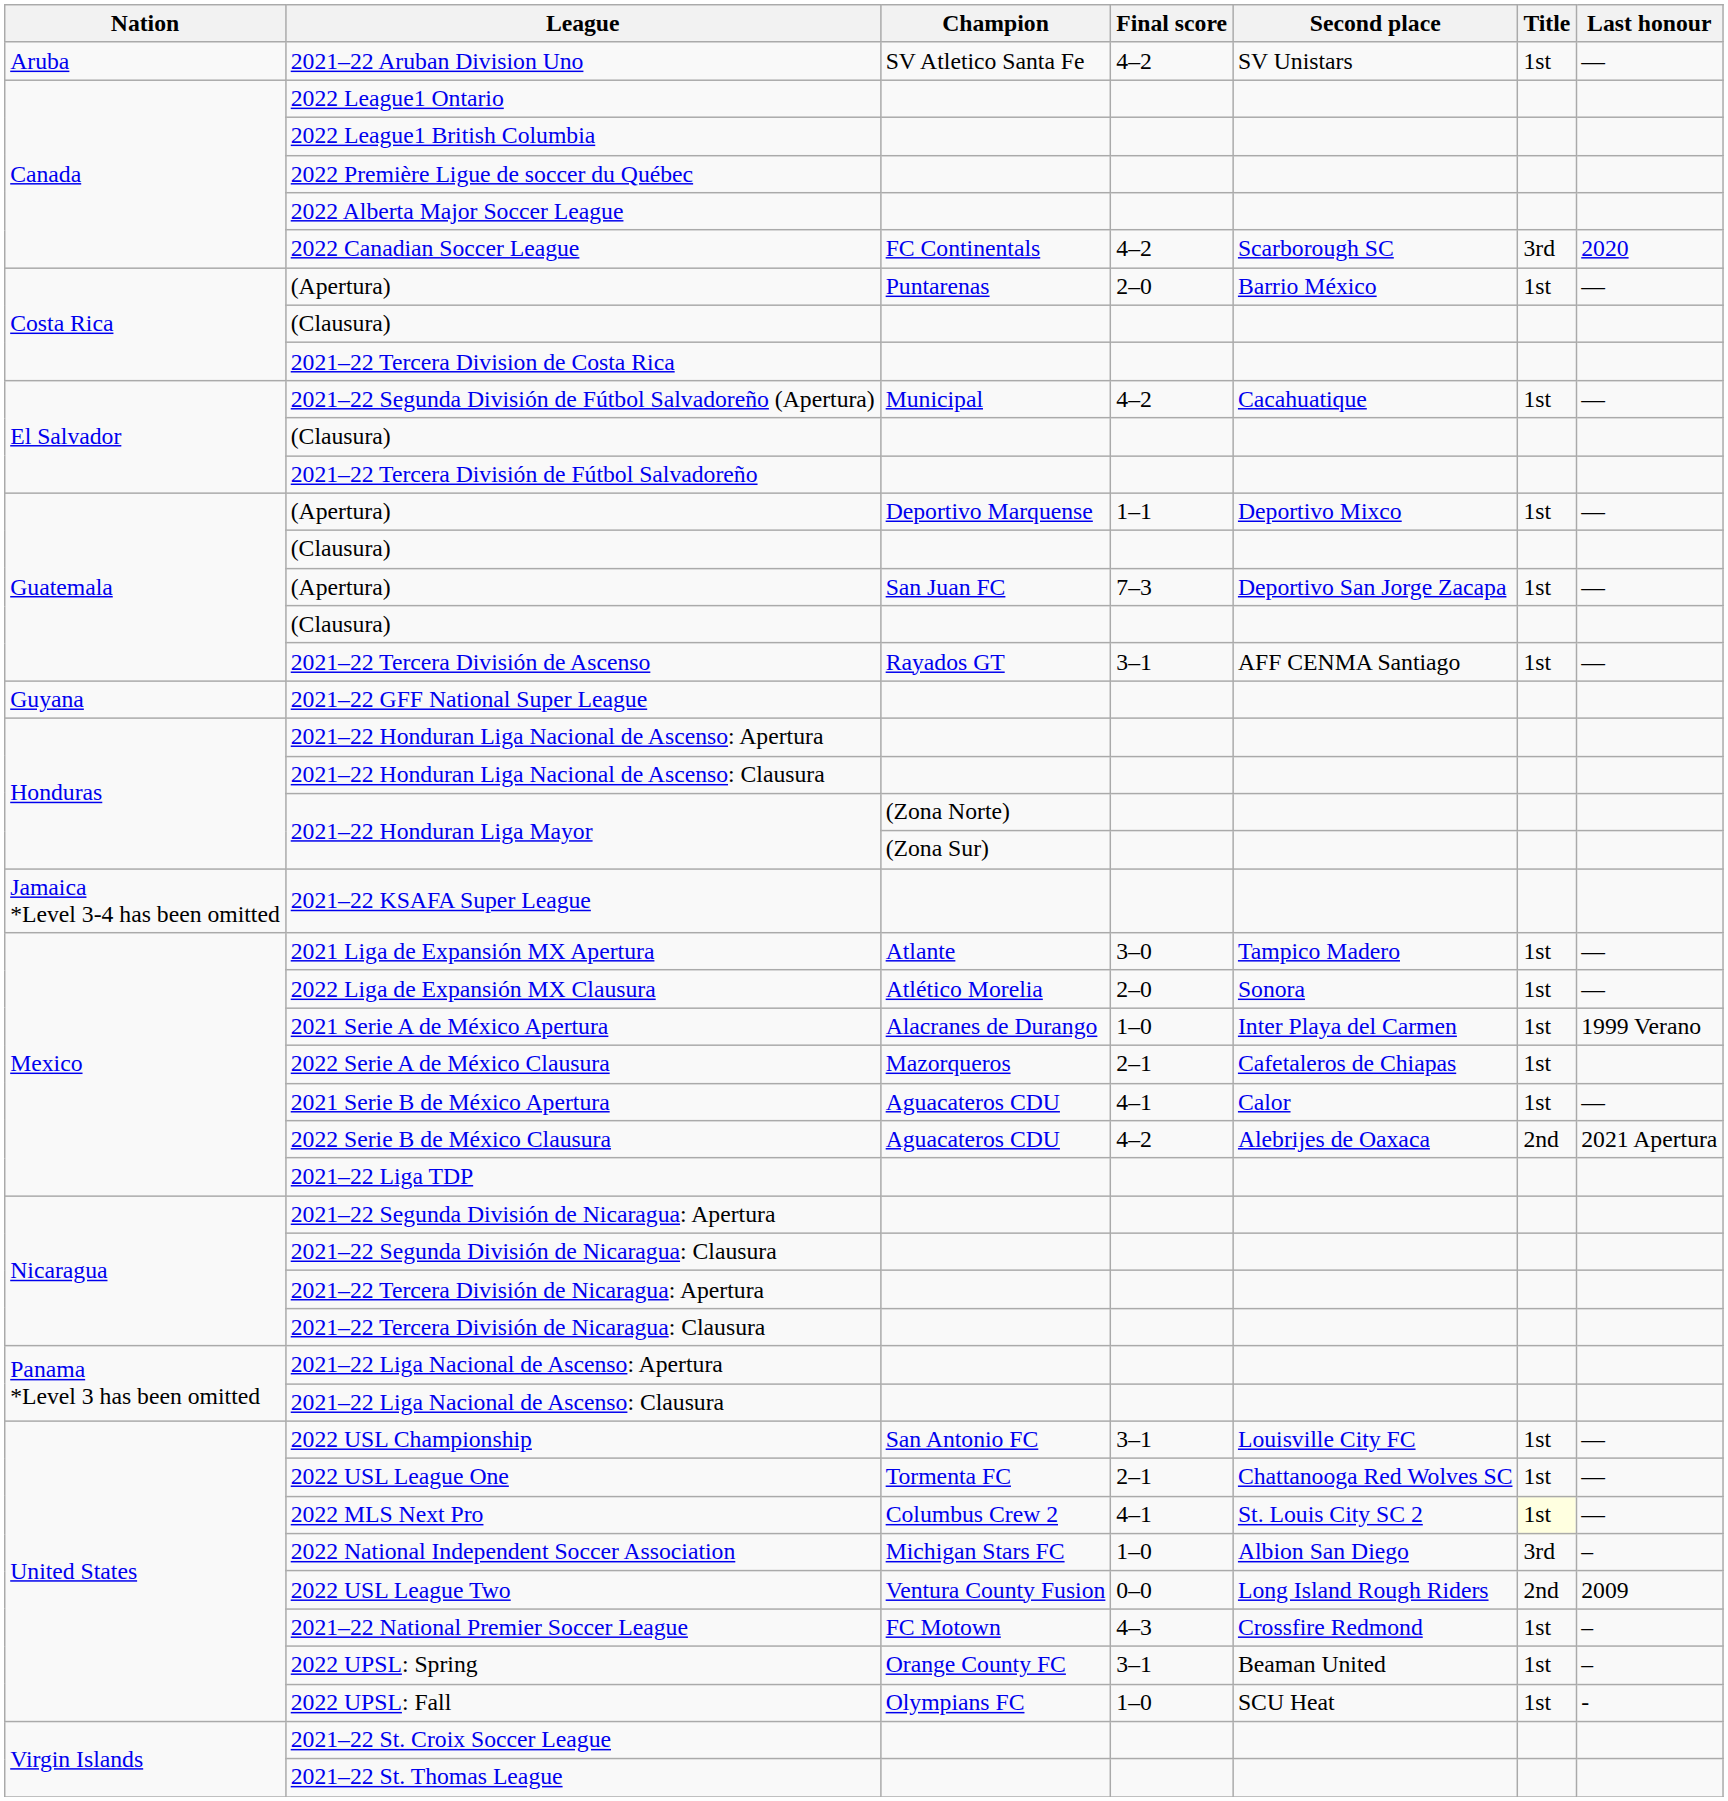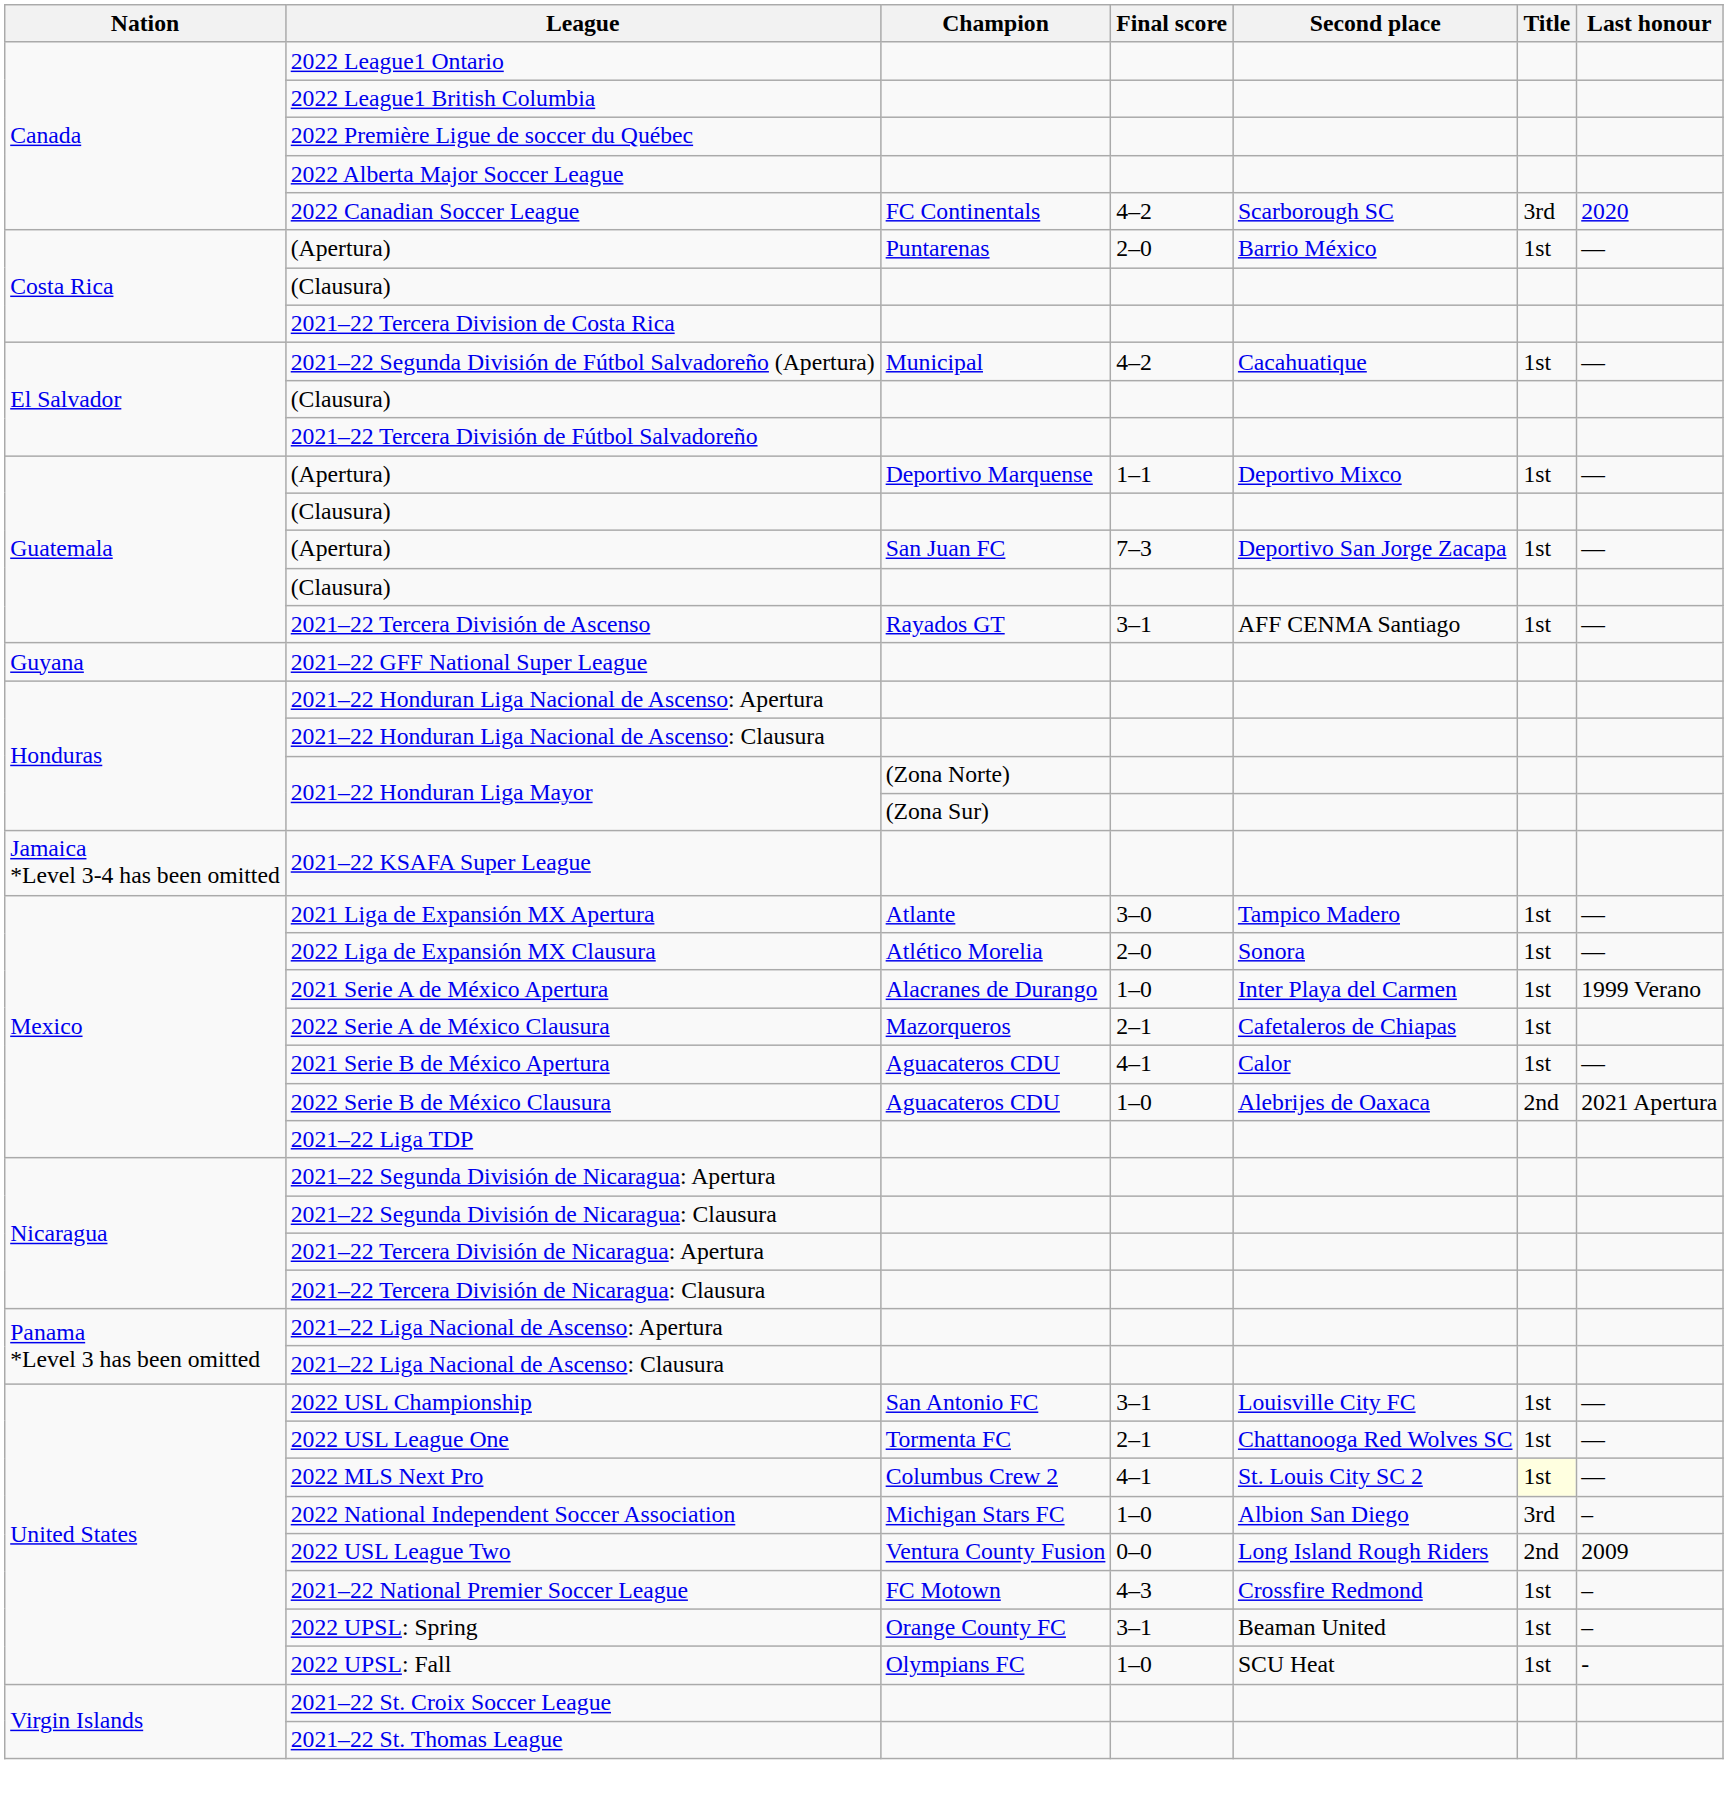- row: (437, 60)
(1134, 1139) 4–2 -> (1134, 1101) 1–0
